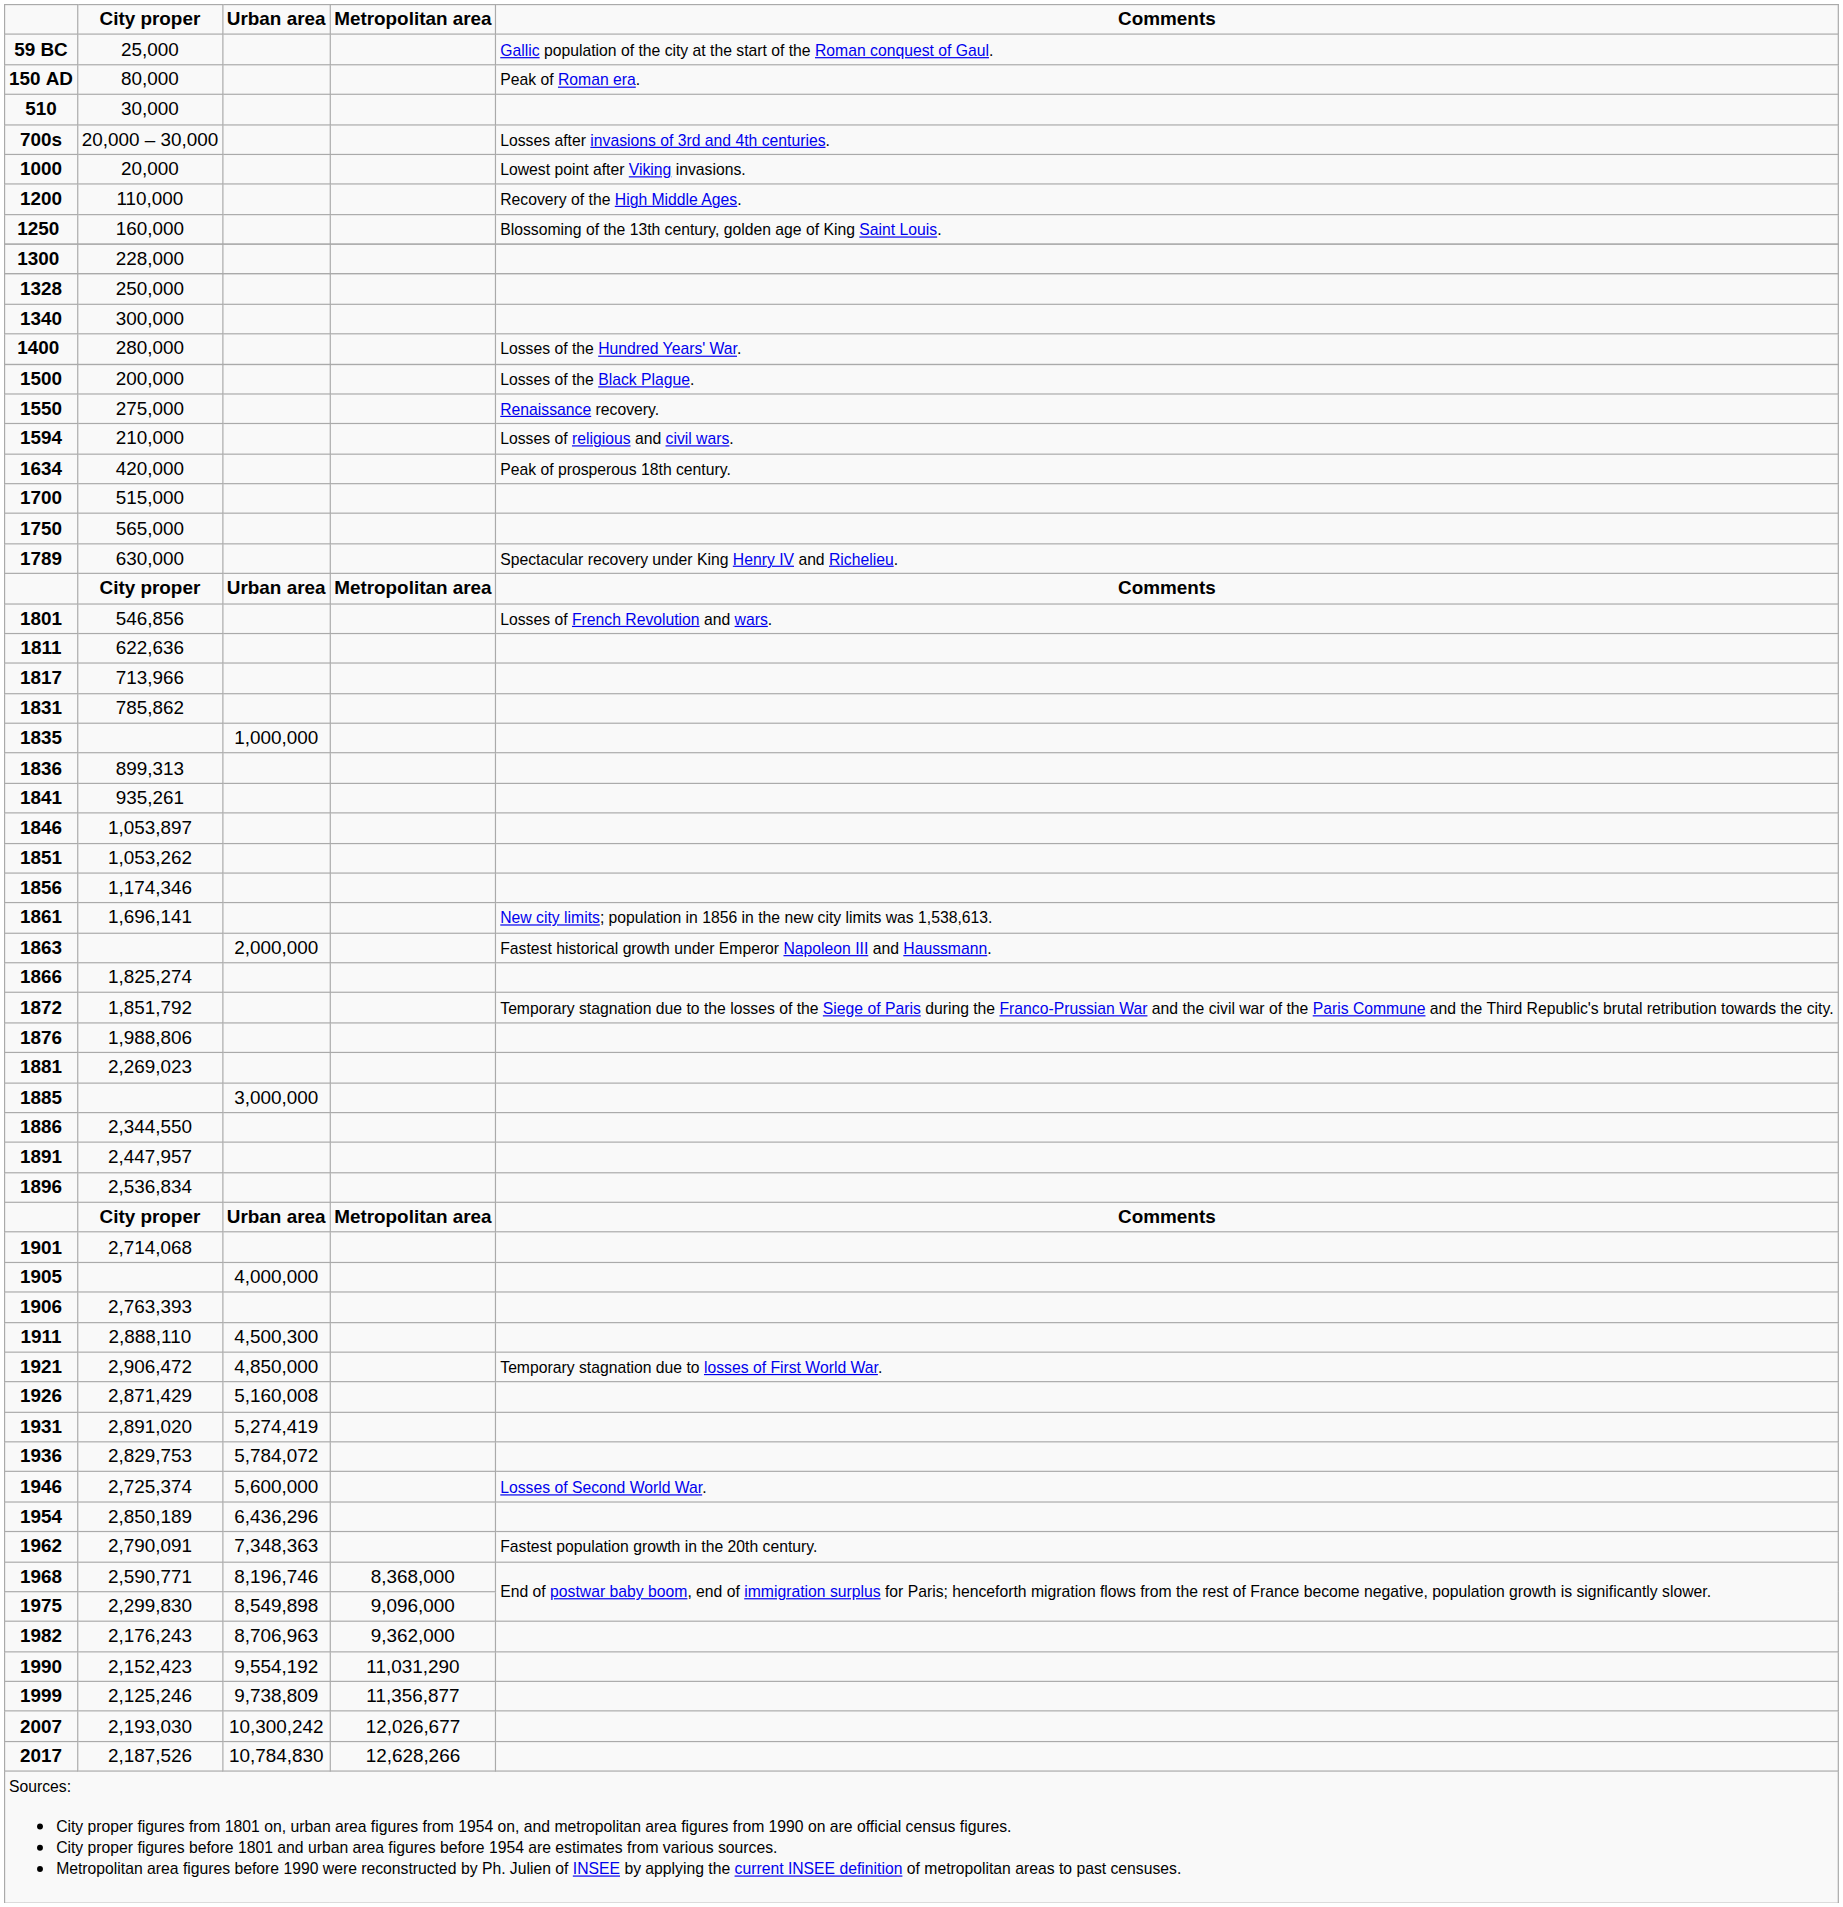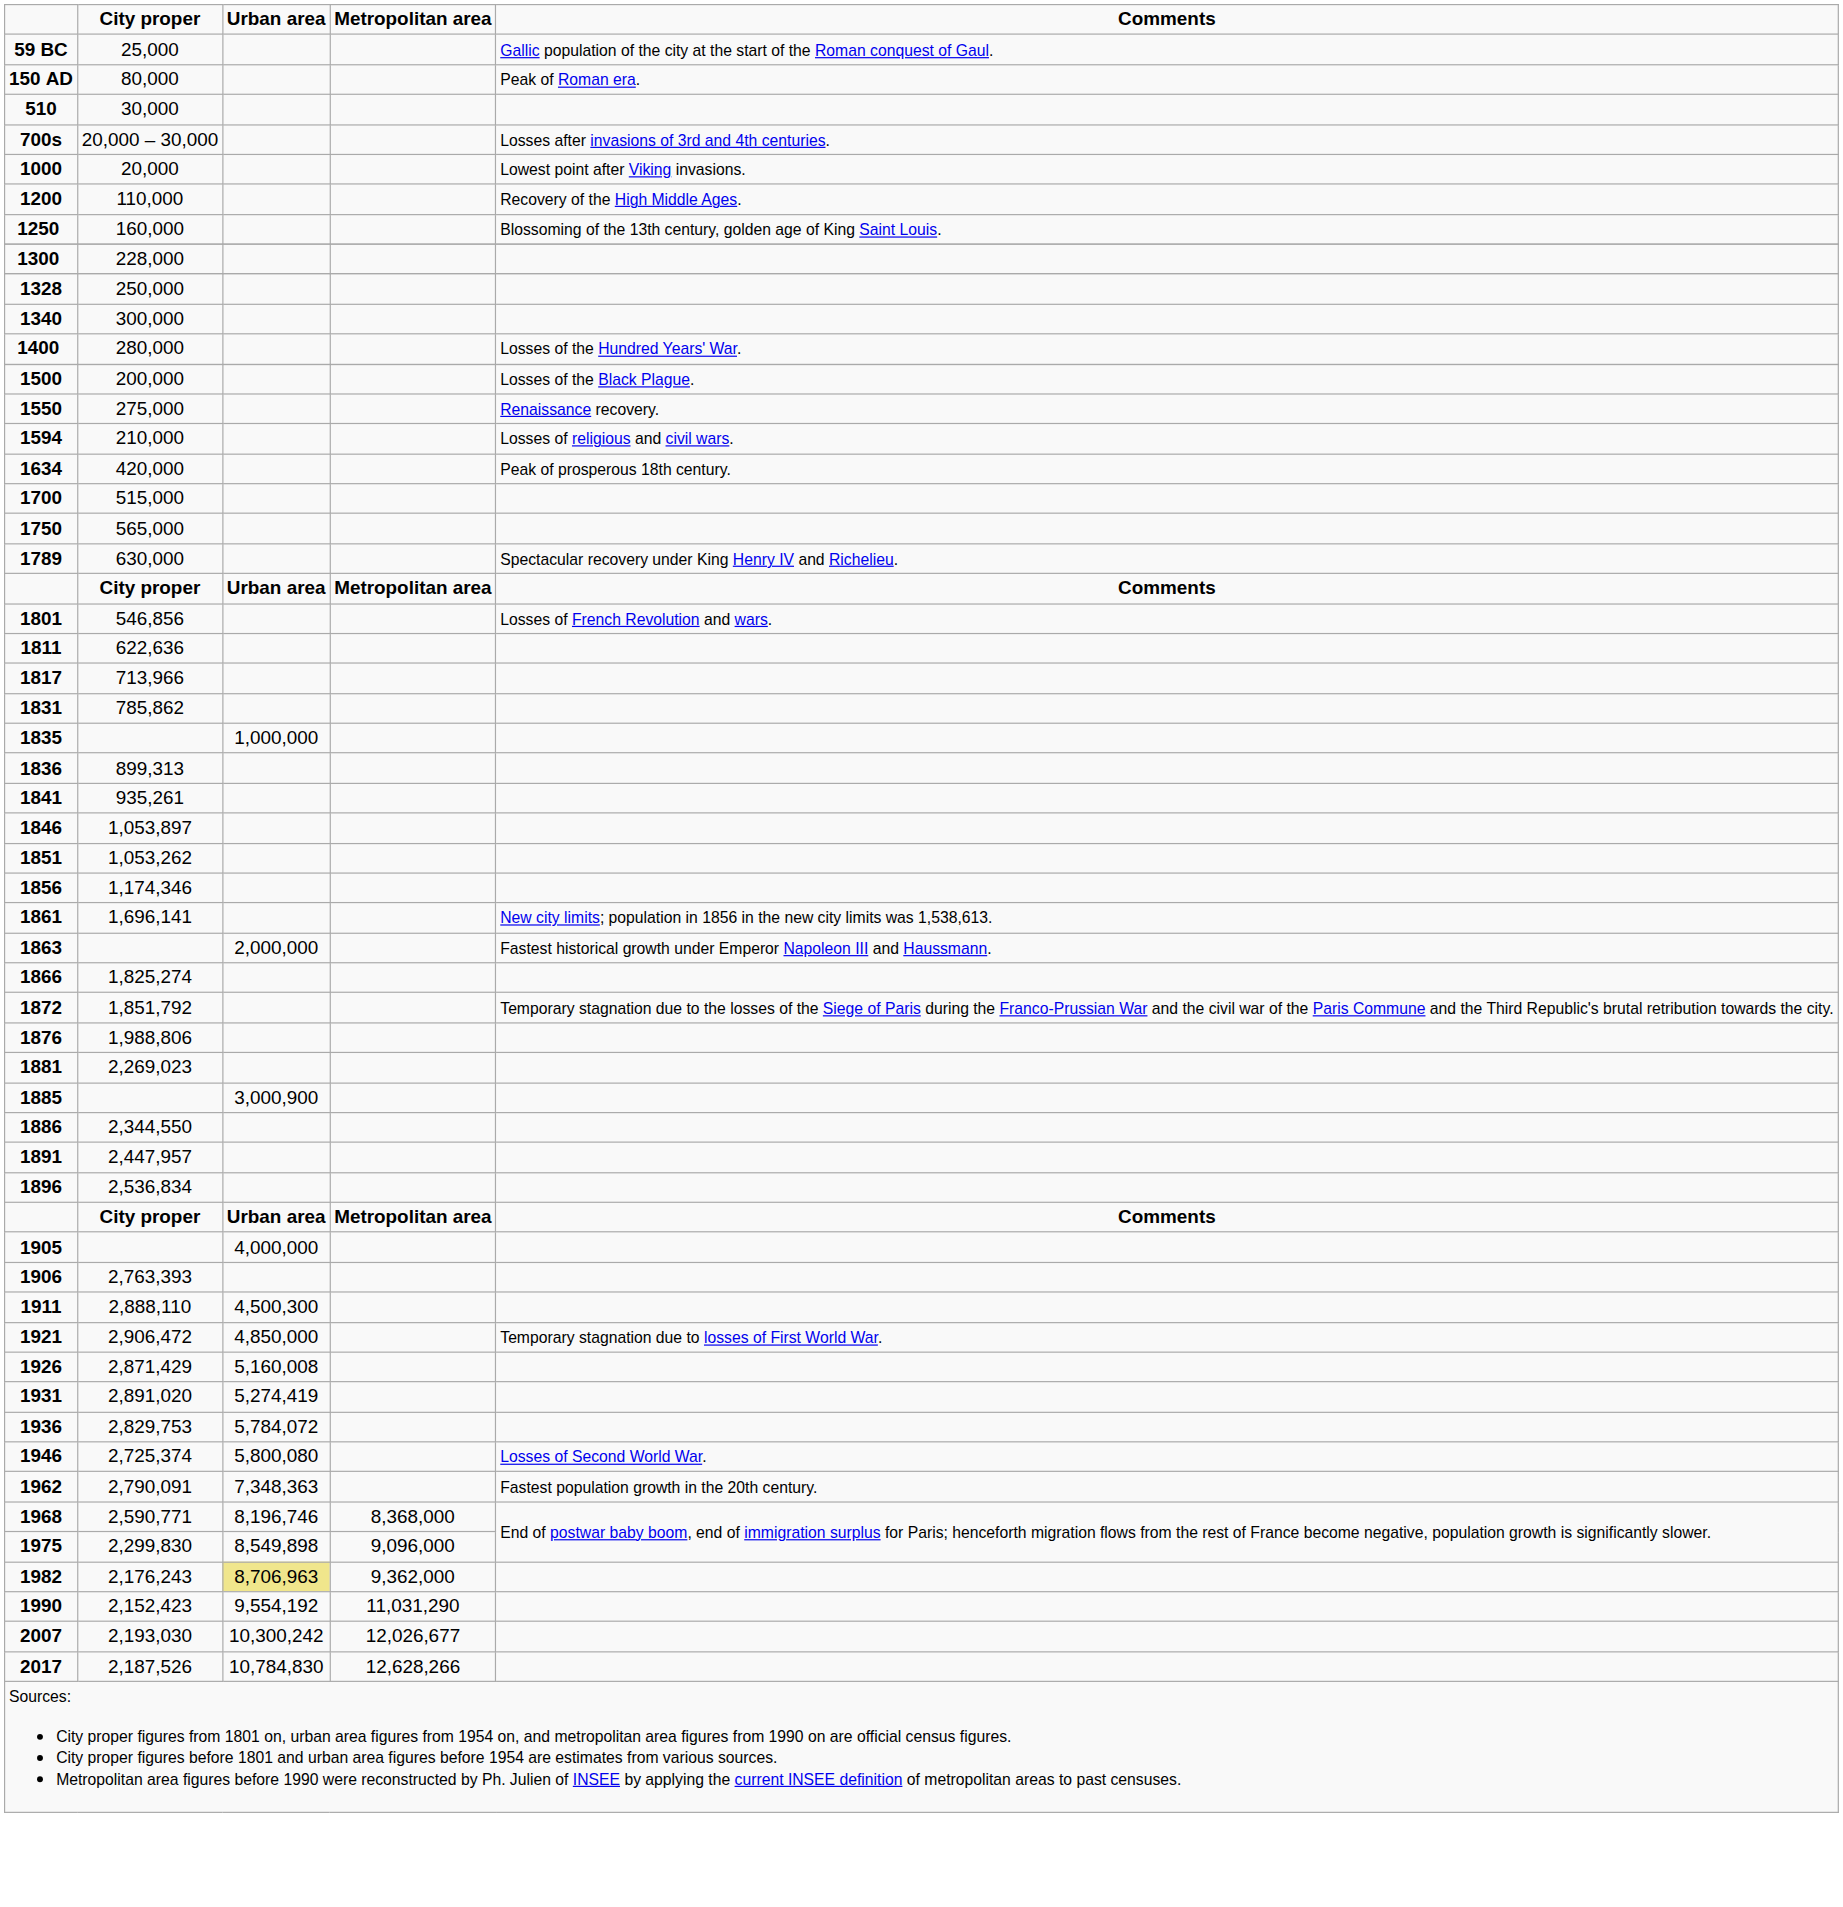(276, 1097) 3,000,000 -> (276, 1097) 3,000,900
- row: (41, 1247)
(276, 1486) 5,600,000 -> (276, 1456) 5,800,080
- row: (41, 1516)
(276, 1636) no background -> (276, 1576) khaki background
- row: (41, 1696)
